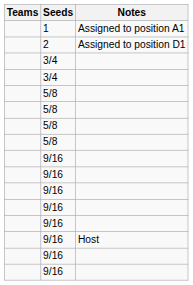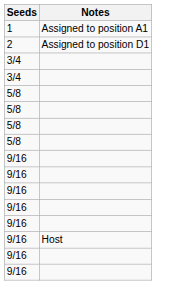- column: (23, 12)
